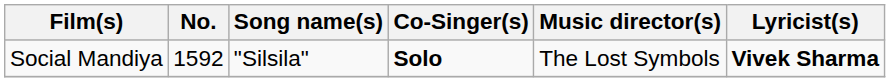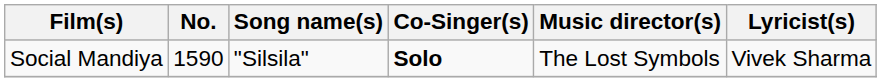(198, 58) 1592 -> (198, 58) 1590
(805, 58) bold -> (801, 58) normal
